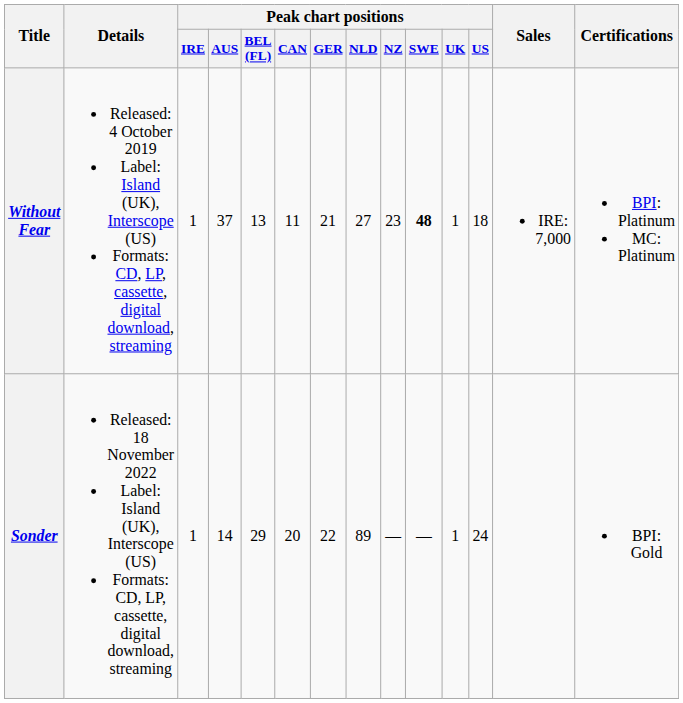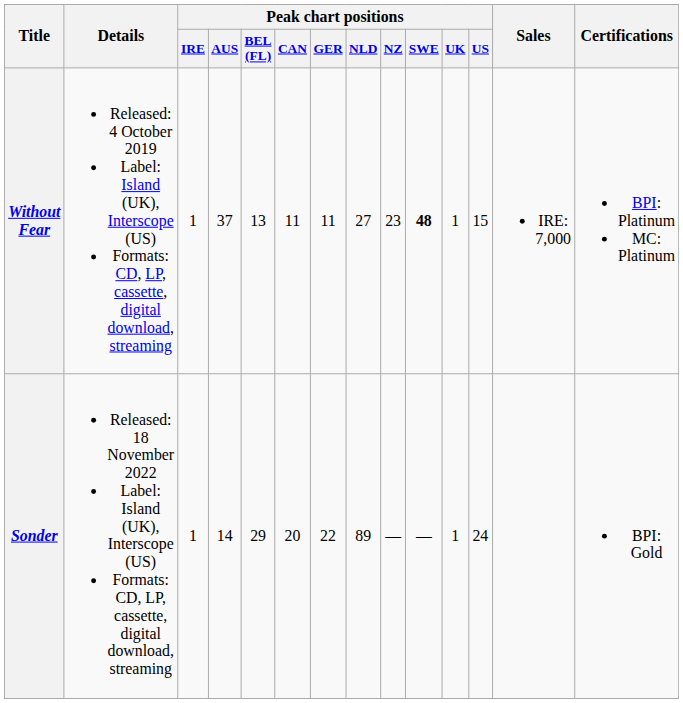(328, 220) 21 -> (328, 220) 11
(480, 220) 18 -> (480, 220) 15
